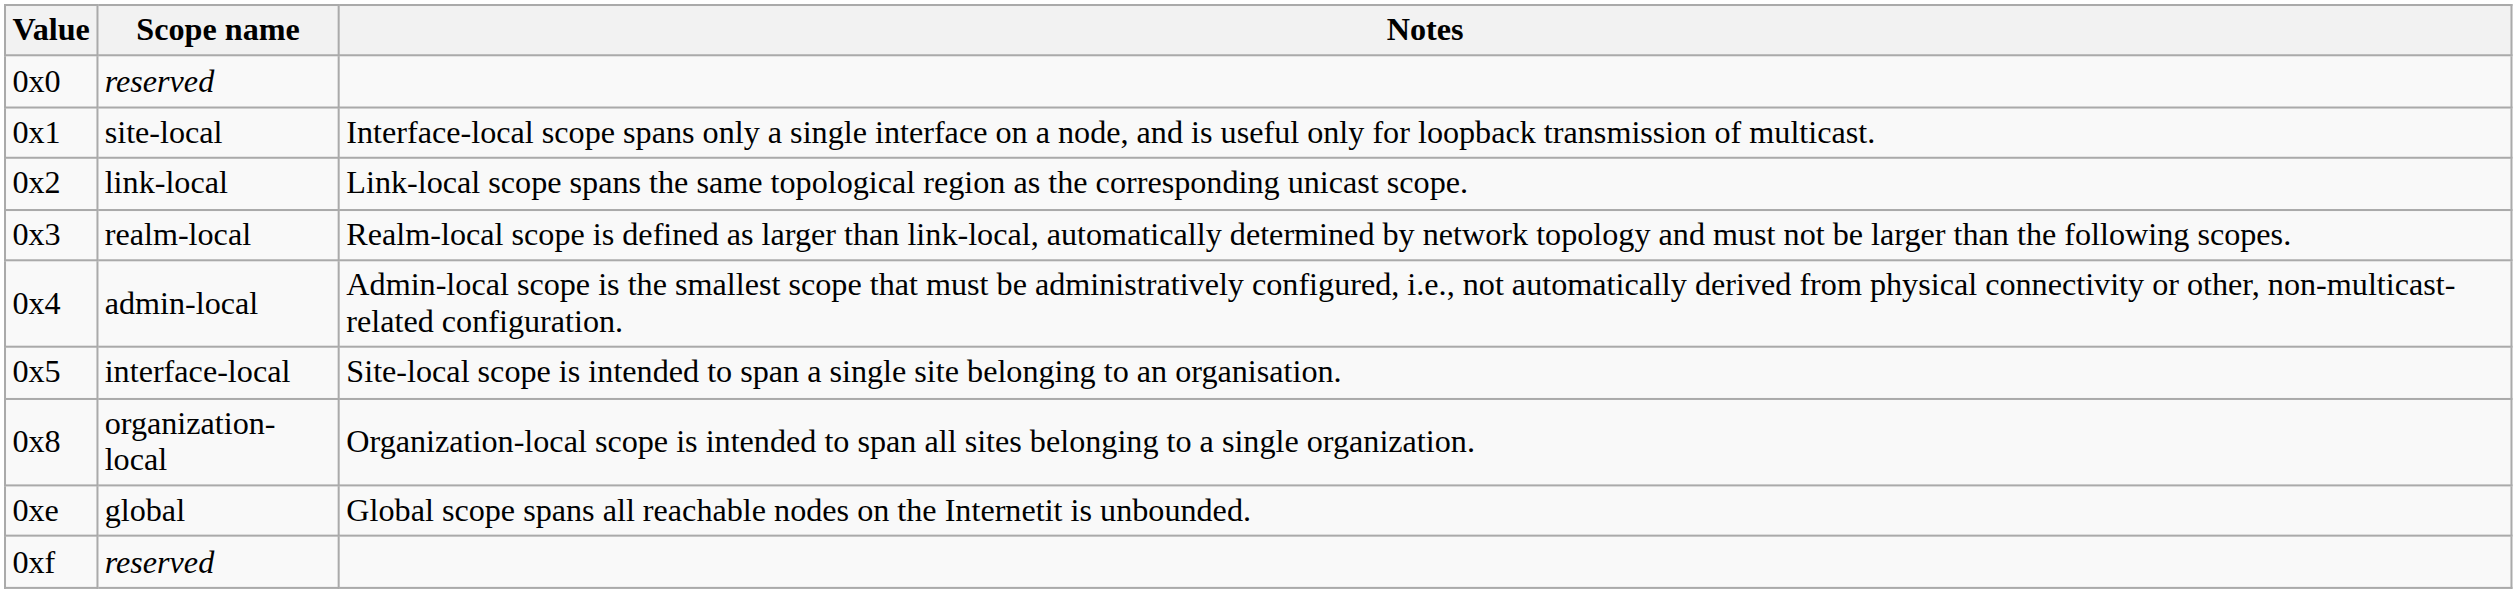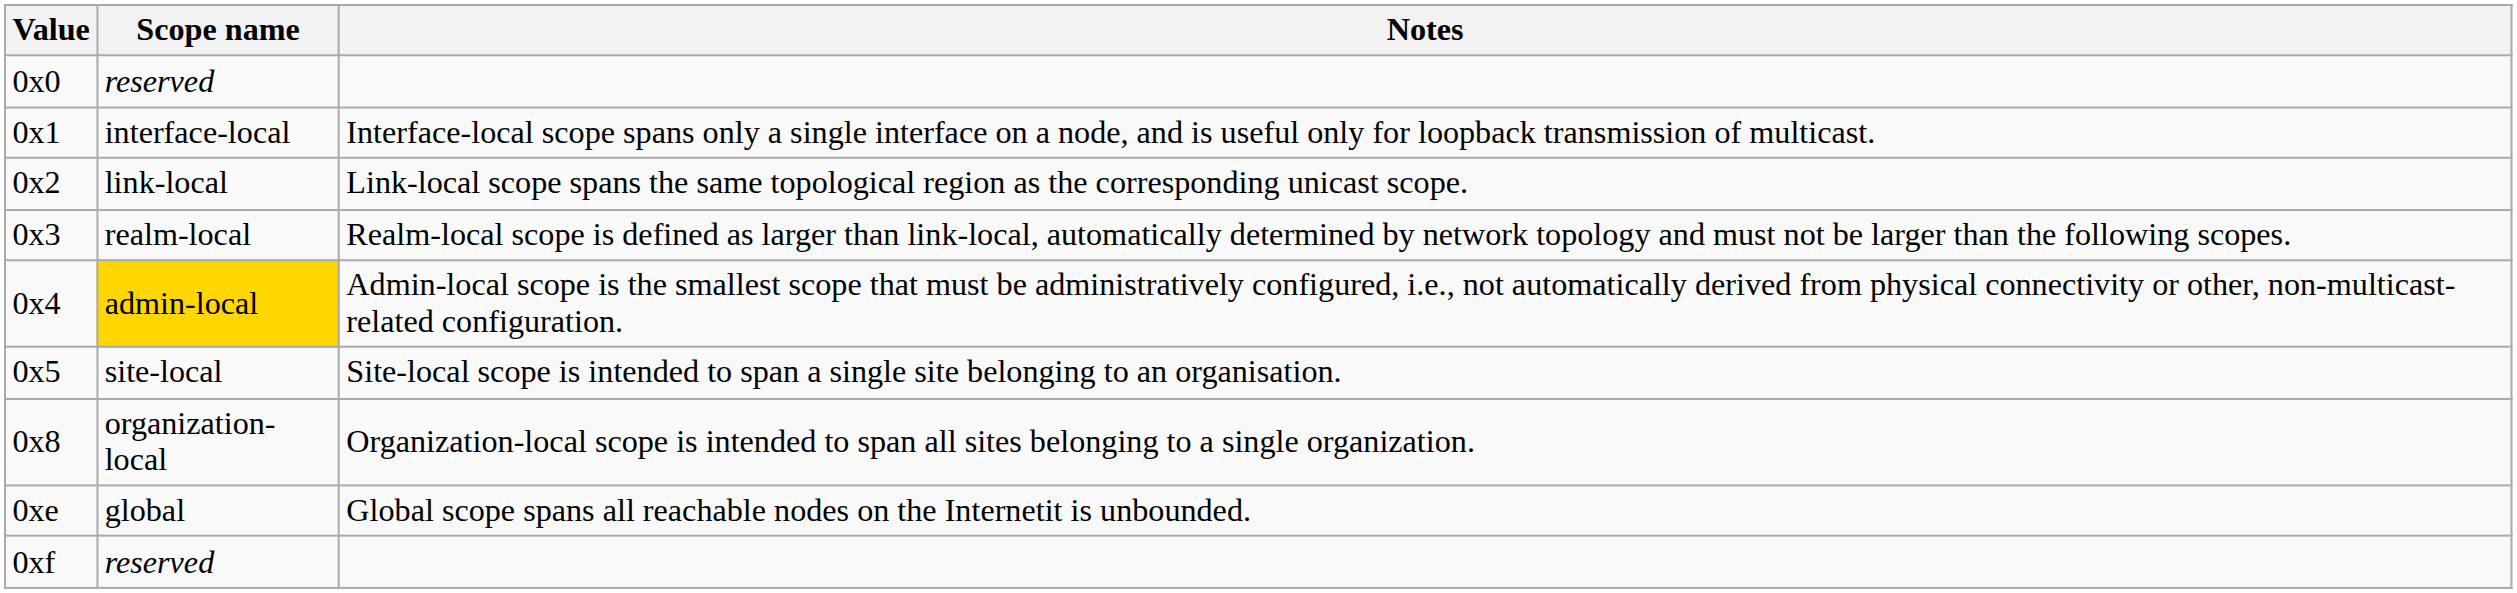(164, 132) site-local -> (198, 132) interface-local
(181, 303) no background -> (181, 303) gold background
(198, 372) interface-local -> (164, 372) site-local
